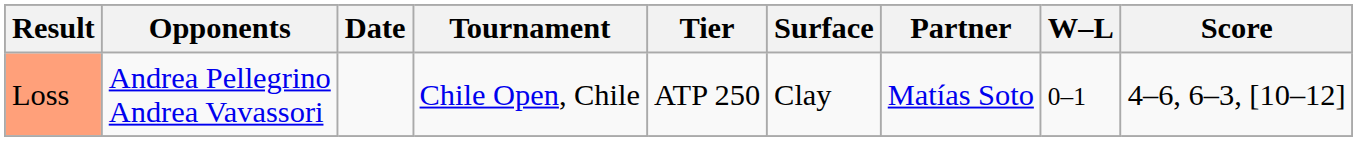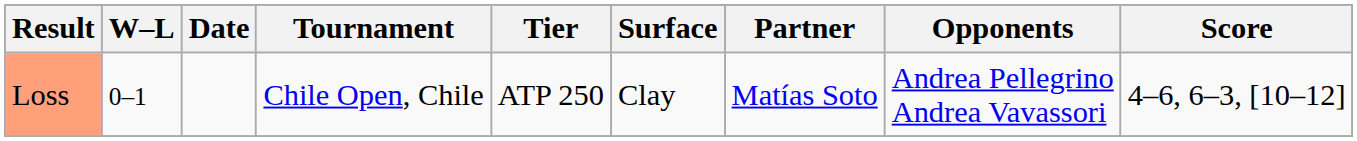columns swapped: (1081, 28) <-> (220, 28)
